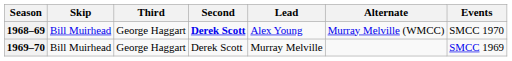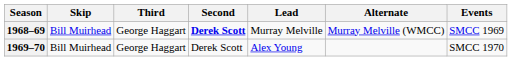(276, 30) Alex Young -> (287, 30) Murray Melville
(477, 30) SMCC 1970 -> (477, 30) SMCC 1969
(287, 47) Murray Melville -> (276, 47) Alex Young
(477, 47) SMCC 1969 -> (477, 47) SMCC 1970
